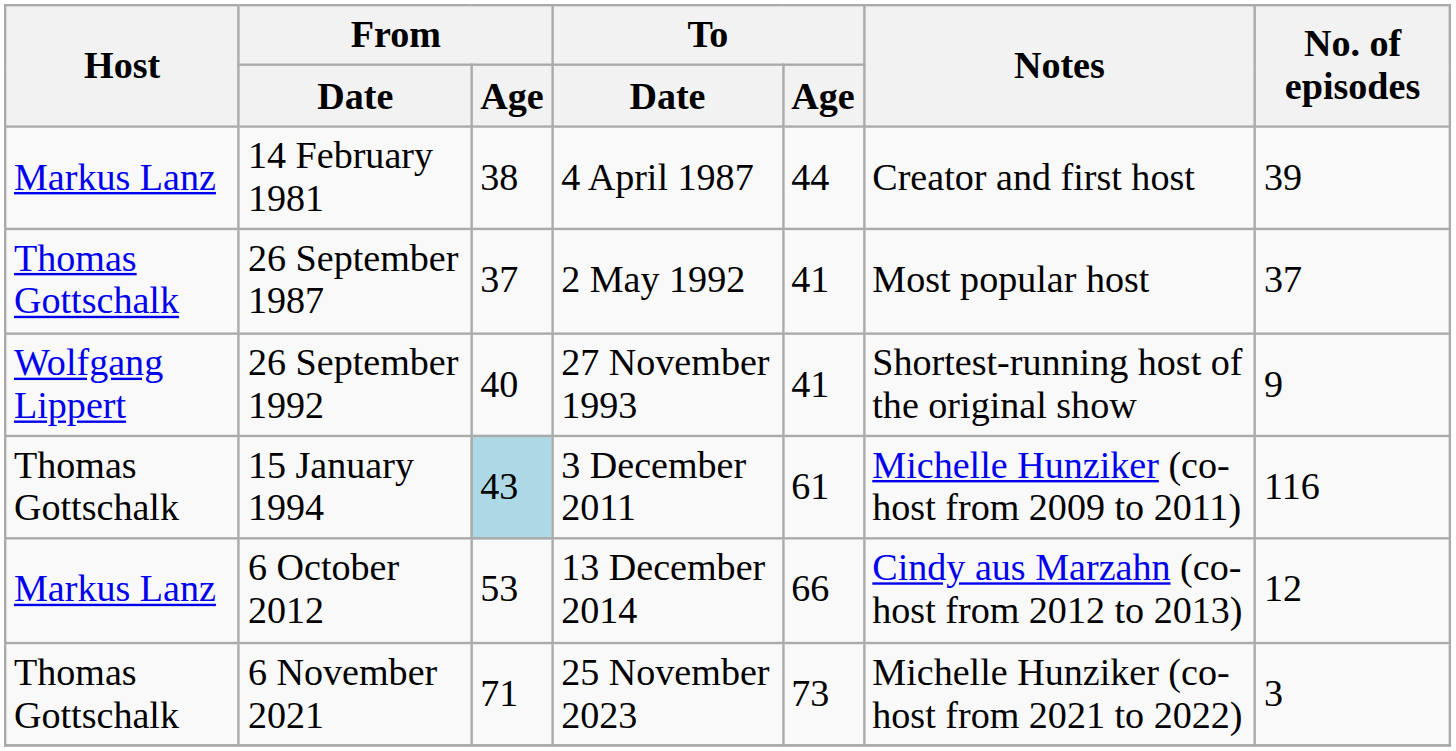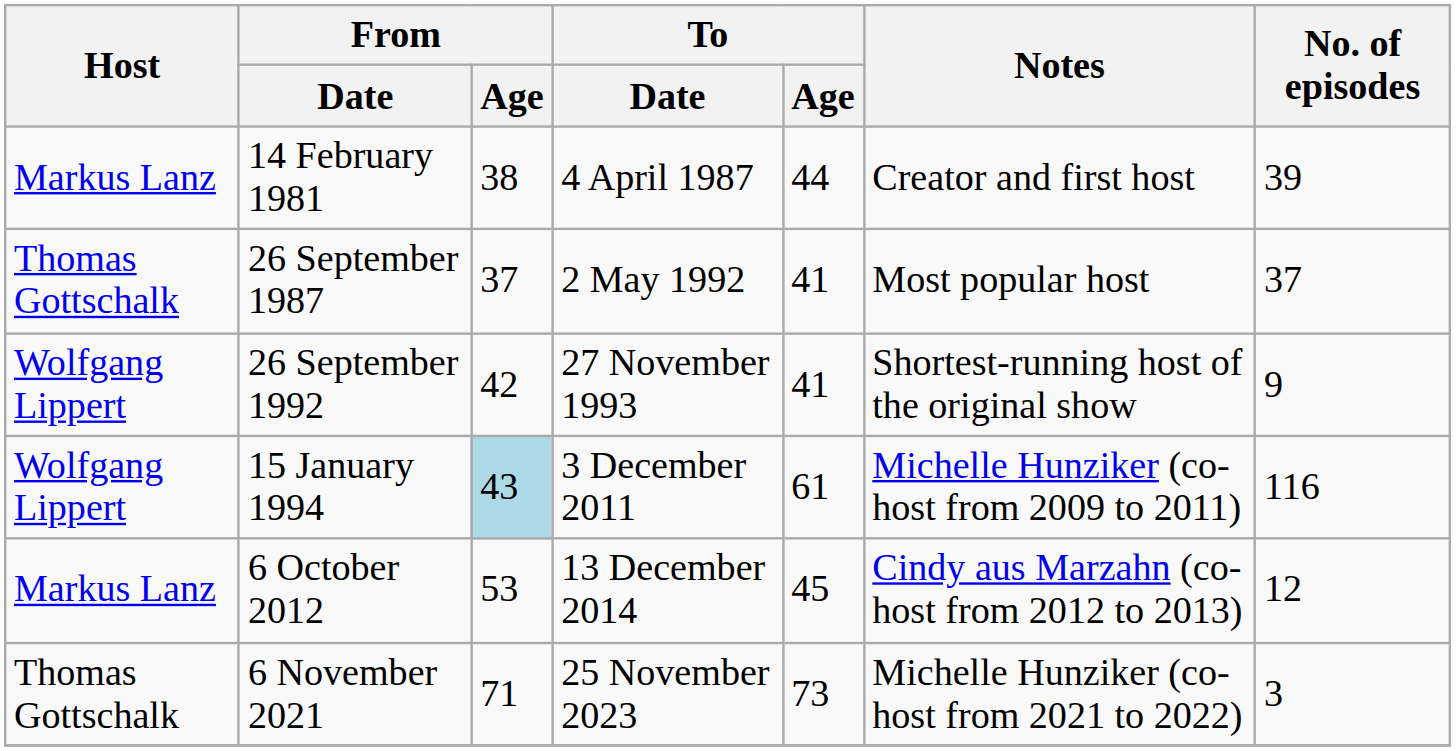(499, 383) 40 -> (499, 383) 42
(96, 486) Thomas Gottschalk -> (89, 486) Wolfgang Lippert
(810, 589) 66 -> (810, 589) 45
